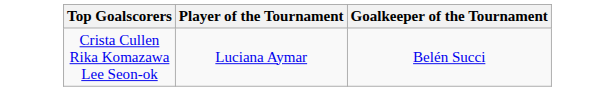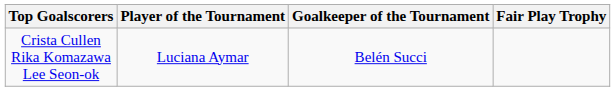+ column: (551, 16)
